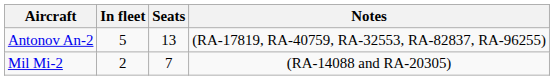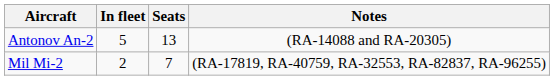(369, 39) (RA-17819, RA-40759, RA-32553, RA-82837, RA-96255) -> (369, 39) (RA-14088 and RA-20305)
(369, 63) (RA-14088 and RA-20305) -> (369, 63) (RA-17819, RA-40759, RA-32553, RA-82837, RA-96255)
